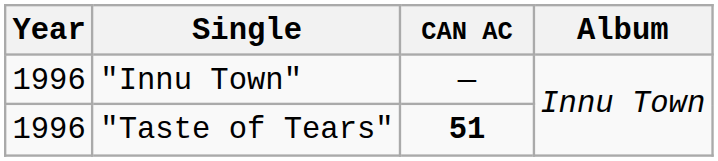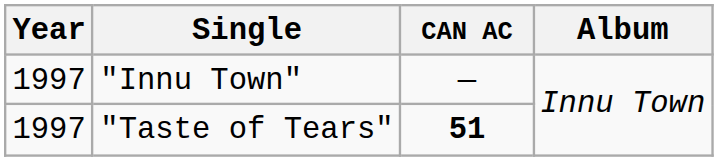(49, 80) 1996 -> (49, 80) 1997
(49, 130) 1996 -> (49, 130) 1997
